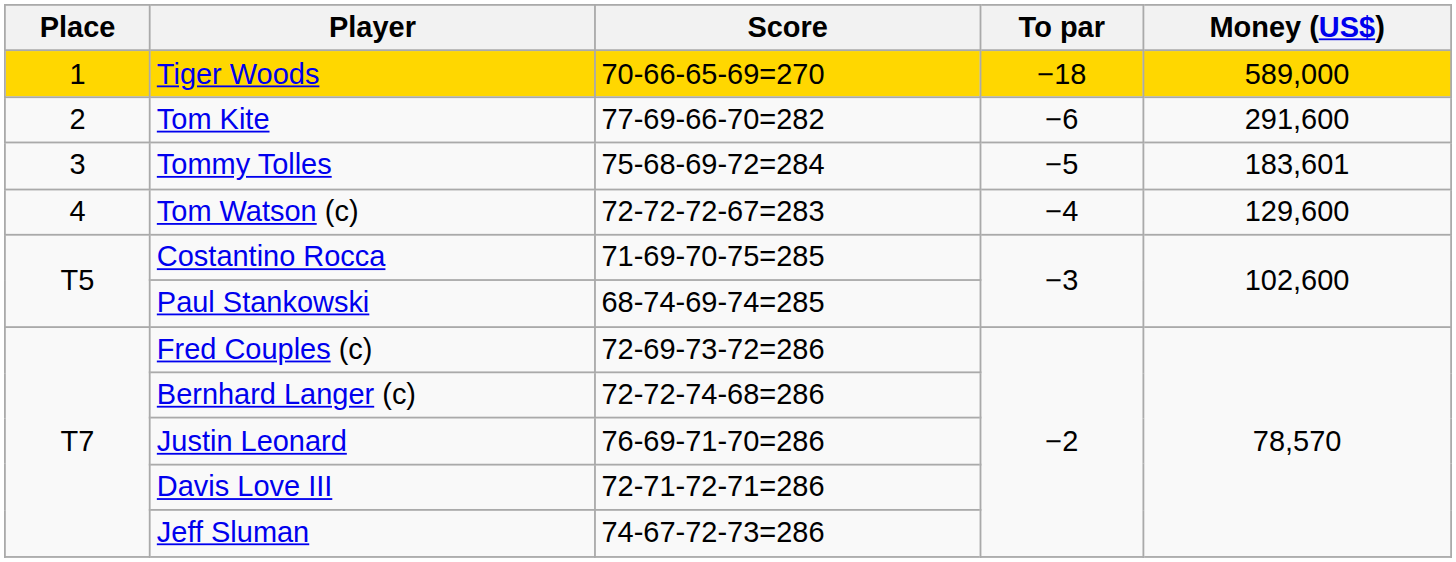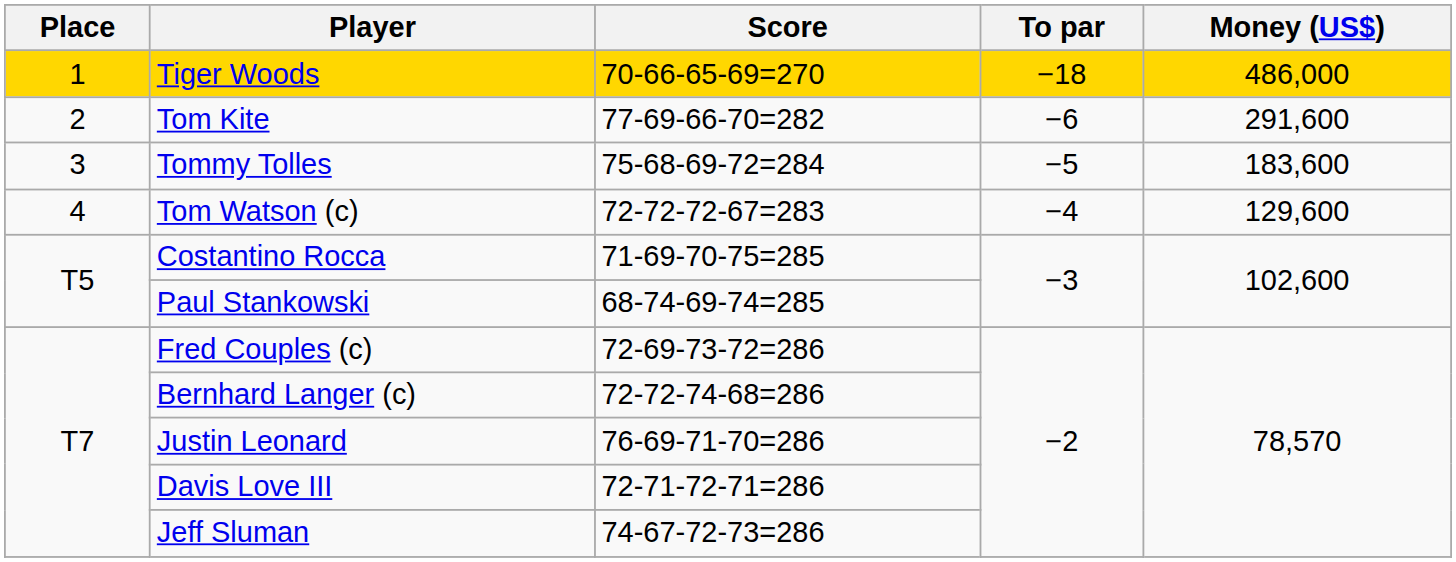(1297, 73) 589,000 -> (1297, 73) 486,000
(1297, 165) 183,601 -> (1297, 165) 183,600
